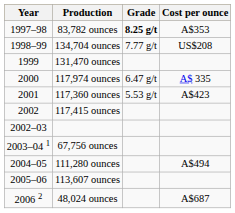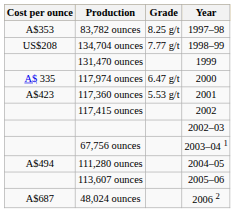columns swapped: (28, 12) <-> (195, 12)
(141, 29) bold -> (164, 29) normal
